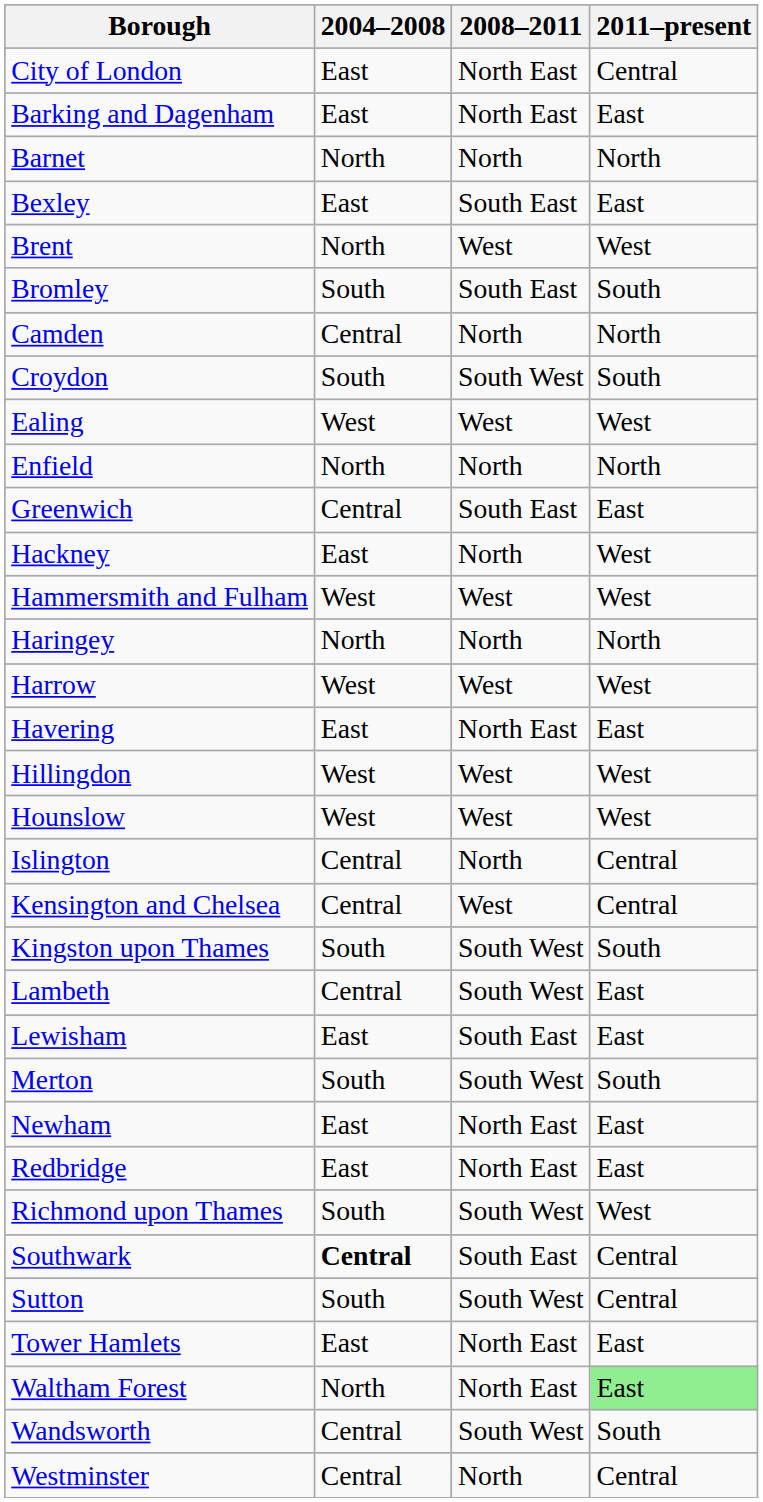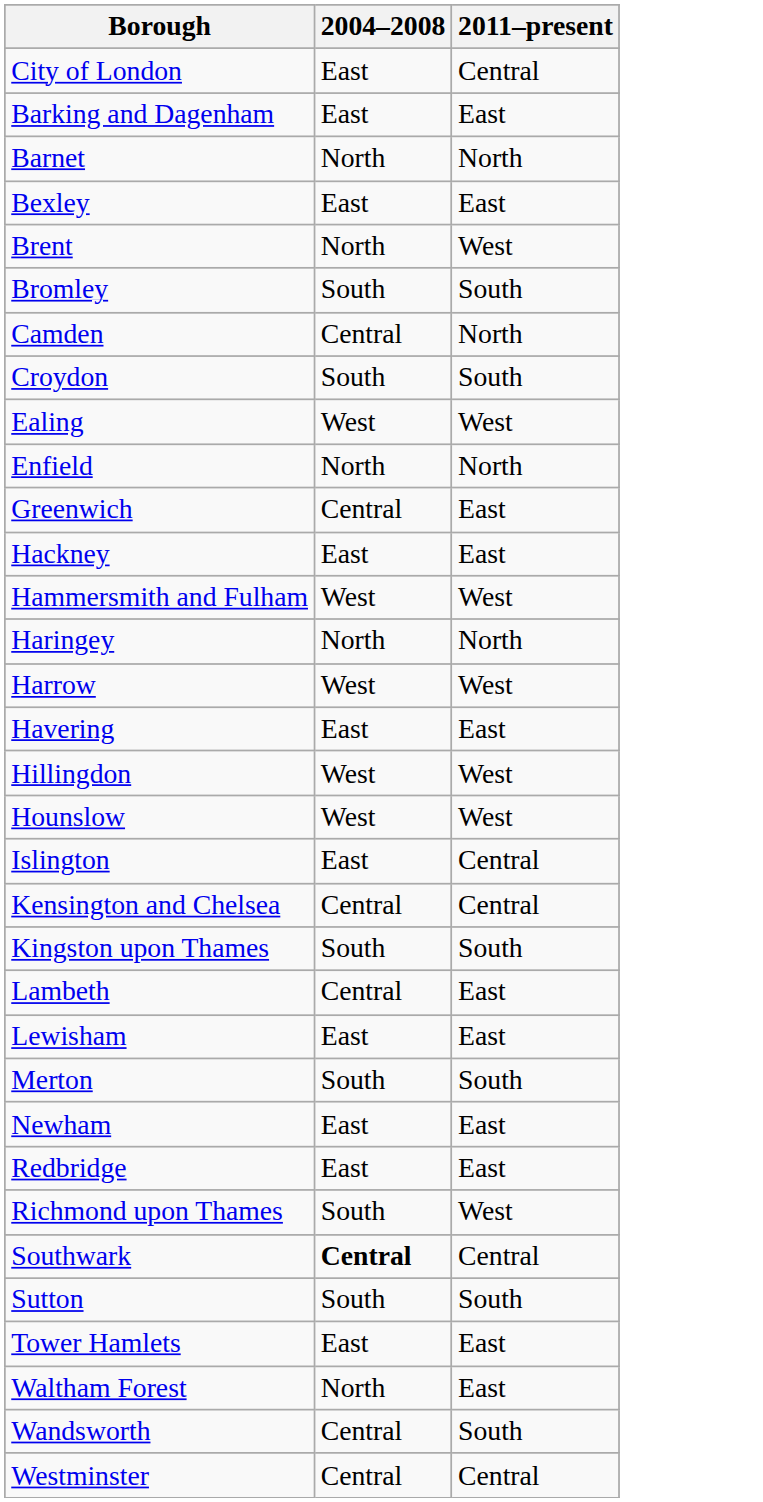- column: (521, 26)
(624, 553) West -> (482, 553) East
(361, 860) Central -> (345, 860) East
(637, 1299) Central -> (490, 1299) South
(620, 1387) lightgreen background -> (482, 1387) no background
